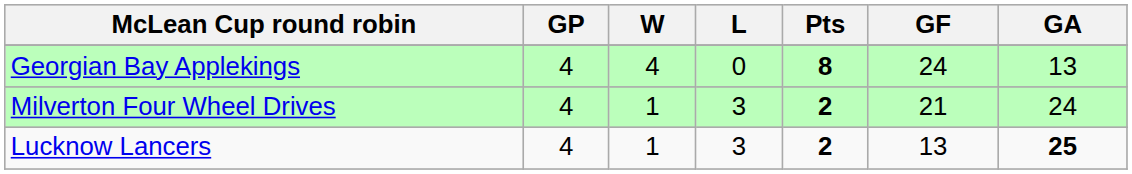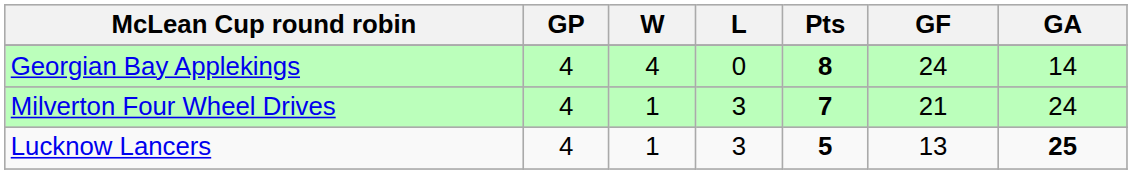(1063, 65) 13 -> (1063, 65) 14
(825, 106) 2 -> (825, 106) 7
(825, 147) 2 -> (825, 147) 5
